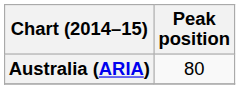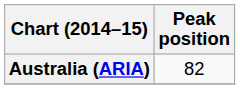(194, 68) 80 -> (194, 68) 82
